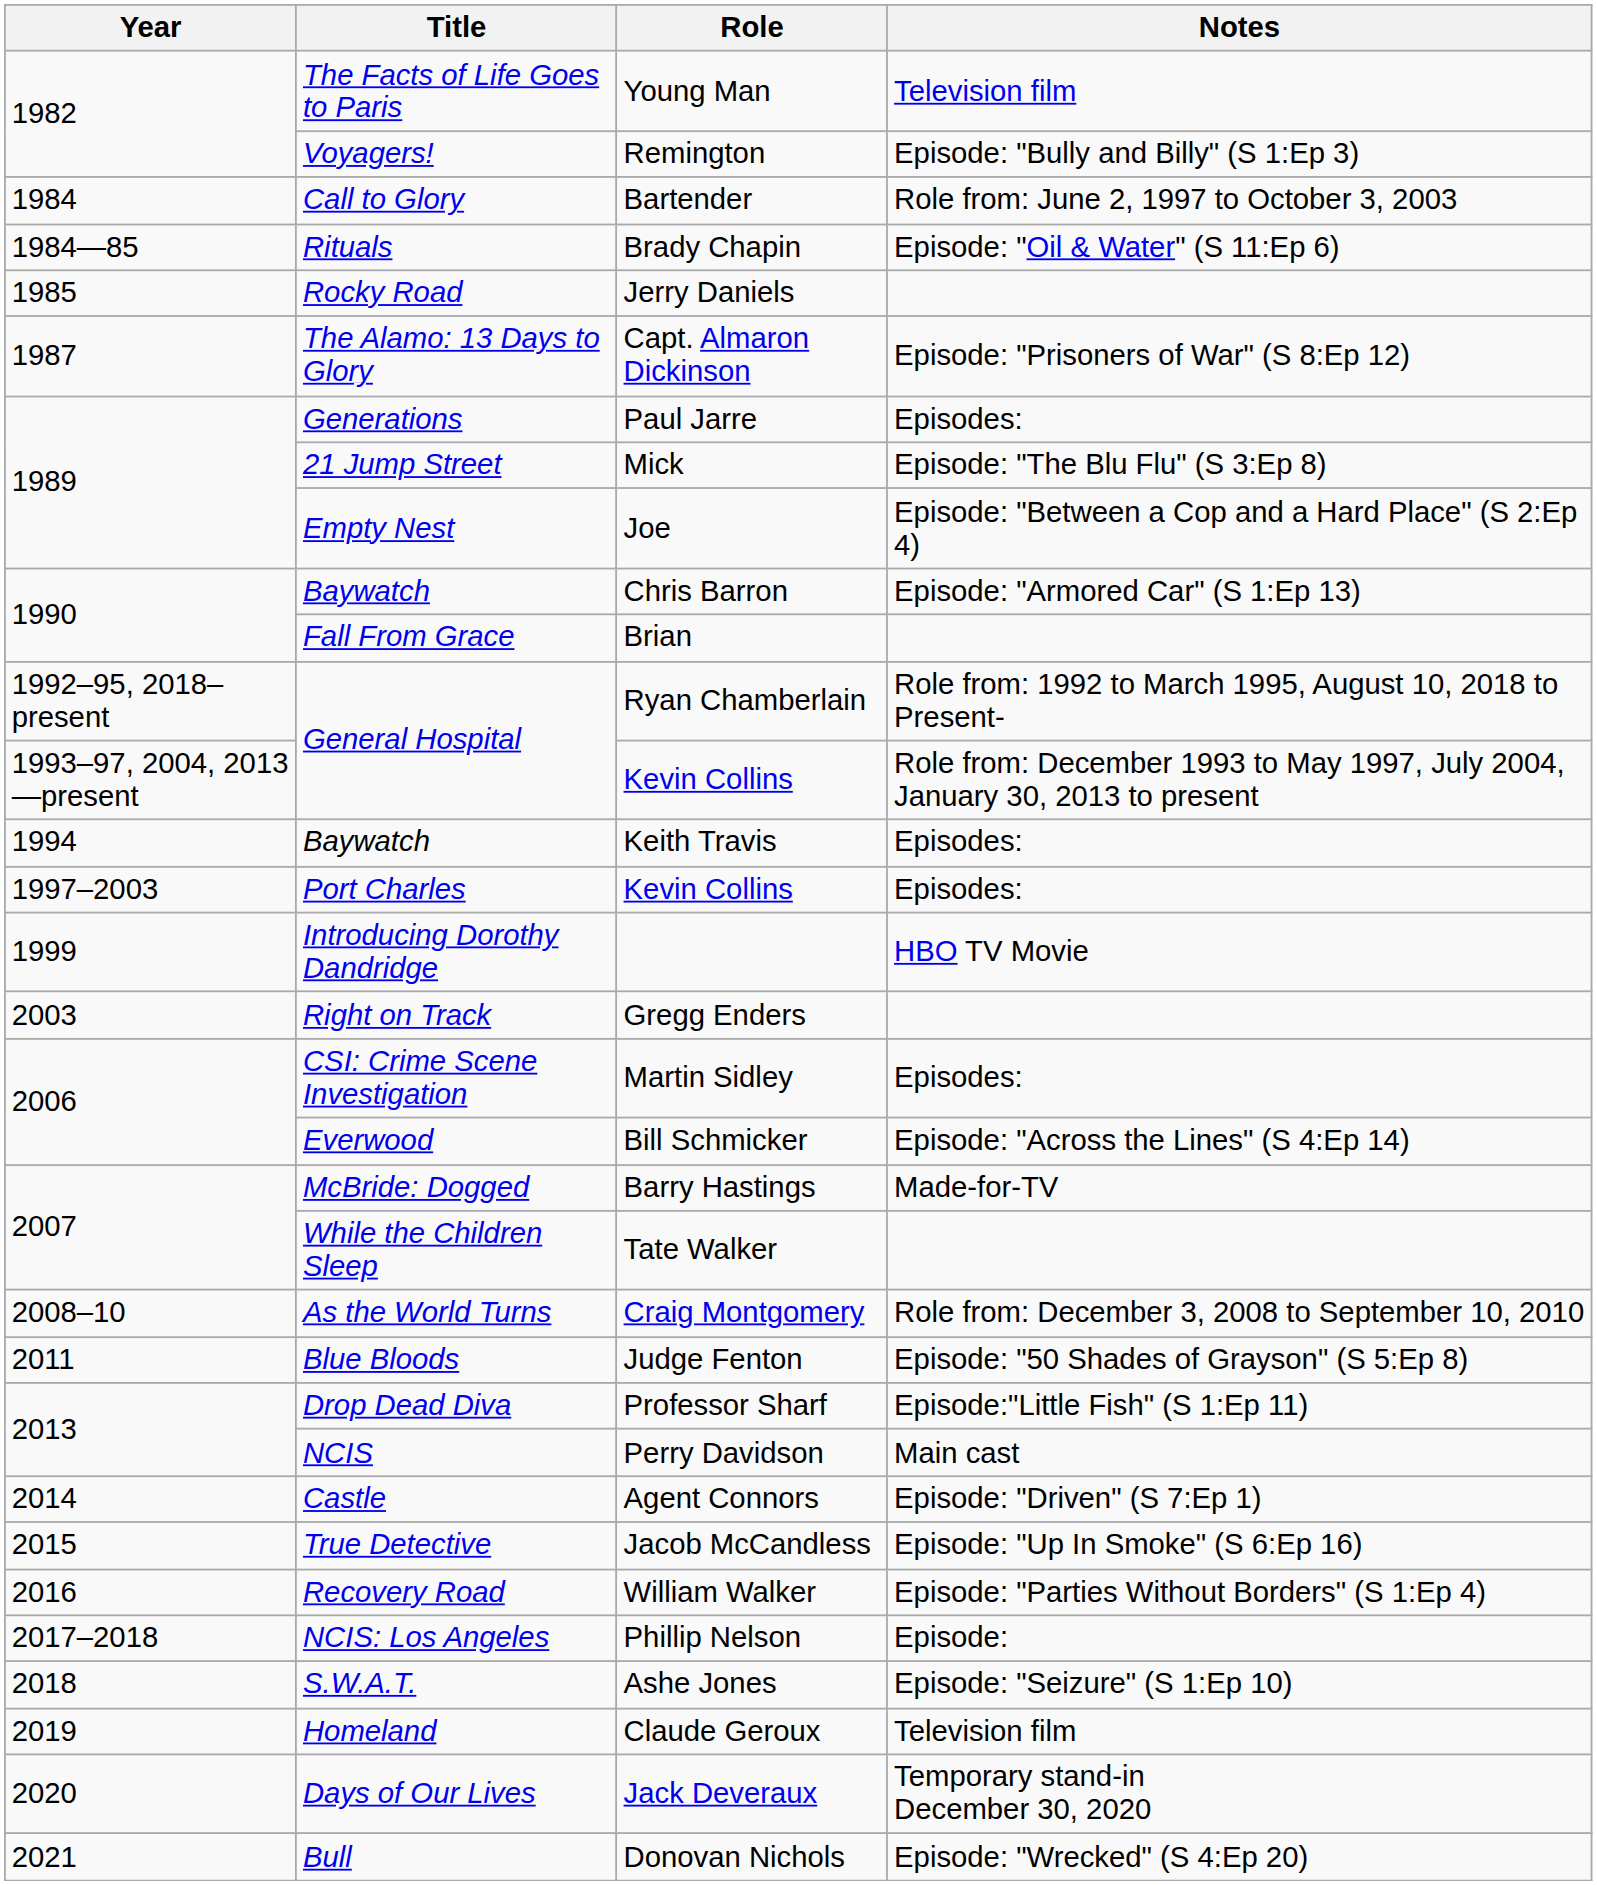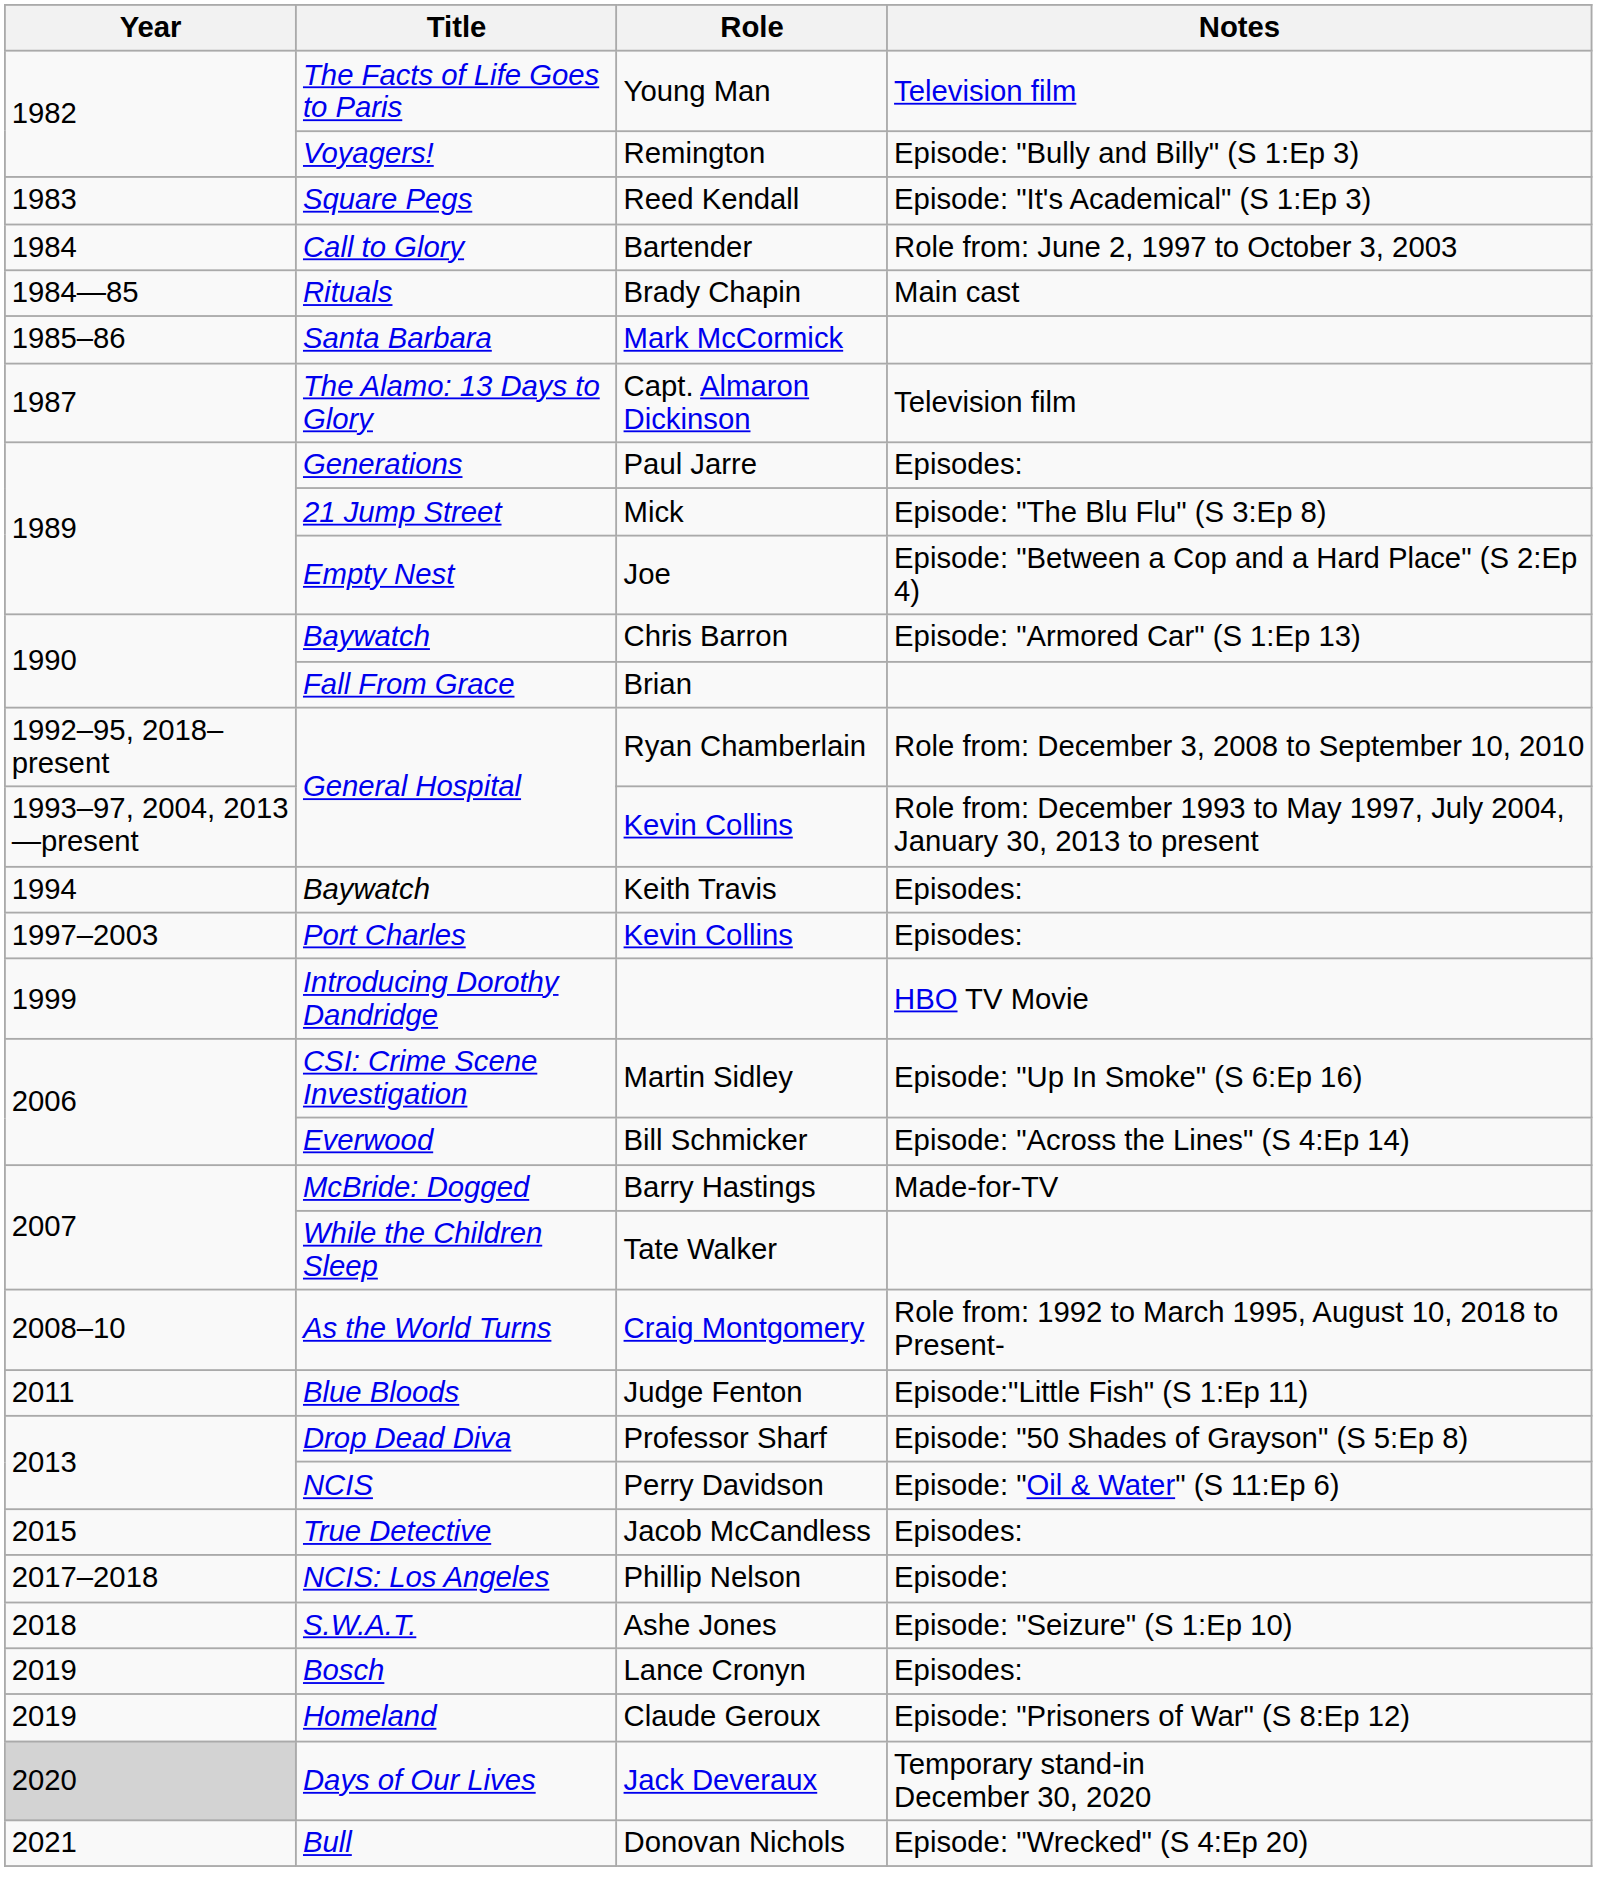+ row: (388, 199)
(1117, 246) Episode: "Oil & Water" (S 11:Ep 6) -> (957, 292) Main cast
- row: (383, 292)
+ row: (397, 339)
(1152, 355) Episode: "Prisoners of War" (S 8:Ep 12) -> (985, 402) Television film
(1226, 700) Role from: 1992 to March 1995, August 10, 2018 to Present- -> (1239, 746) Role from: December 3, 2008 to September 10, 2010
- row: (397, 1014)
(958, 1077) Episodes: -> (1128, 1077) Episode: "Up In Smoke" (S 6:Ep 16)
(1239, 1312) Role from: December 3, 2008 to September 10, 2010 -> (1226, 1329) Role from: 1992 to March 1995, August 10, 2018 to Present-
(1181, 1359) Episode: "50 Shades of Grayson" (S 5:Ep 8) -> (1101, 1392) Episode:"Little Fish" (S 1:Ep 11)
(1101, 1405) Episode:"Little Fish" (S 1:Ep 11) -> (1181, 1438) Episode: "50 Shades of Grayson" (S 5:Ep 8)
(957, 1452) Main cast -> (1117, 1485) Episode: "Oil & Water" (S 11:Ep 6)
- row: (344, 1498)
(1128, 1545) Episode: "Up In Smoke" (S 6:Ep 16) -> (958, 1531) Episodes:
- row: (404, 1591)
+ row: (344, 1670)
(985, 1730) Television film -> (1152, 1717) Episode: "Prisoners of War" (S 8:Ep 12)
(44, 1793) no background -> (44, 1780) lightgrey background
